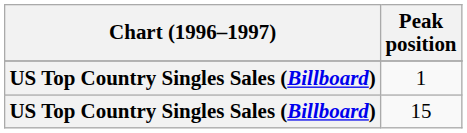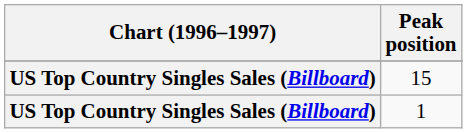rows swapped: (421, 77) <-> (421, 111)
